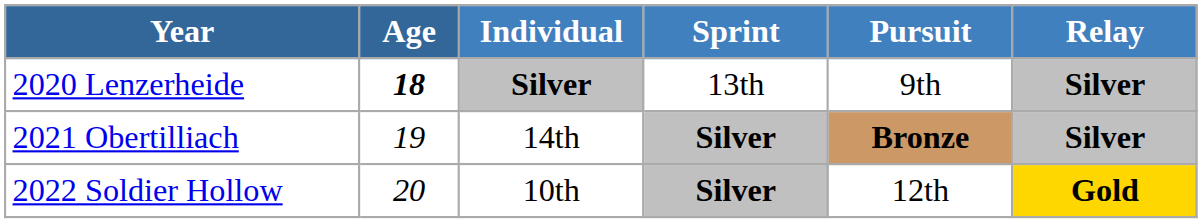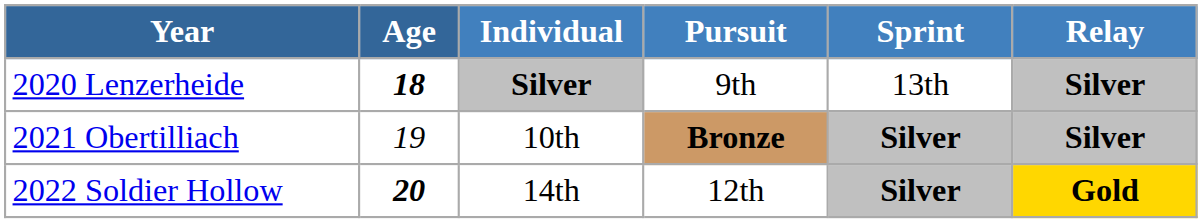columns swapped: (736, 31) <-> (920, 31)
(551, 137) 14th -> (551, 137) 10th
(409, 190) normal -> (409, 190) bold
(551, 190) 10th -> (551, 190) 14th
